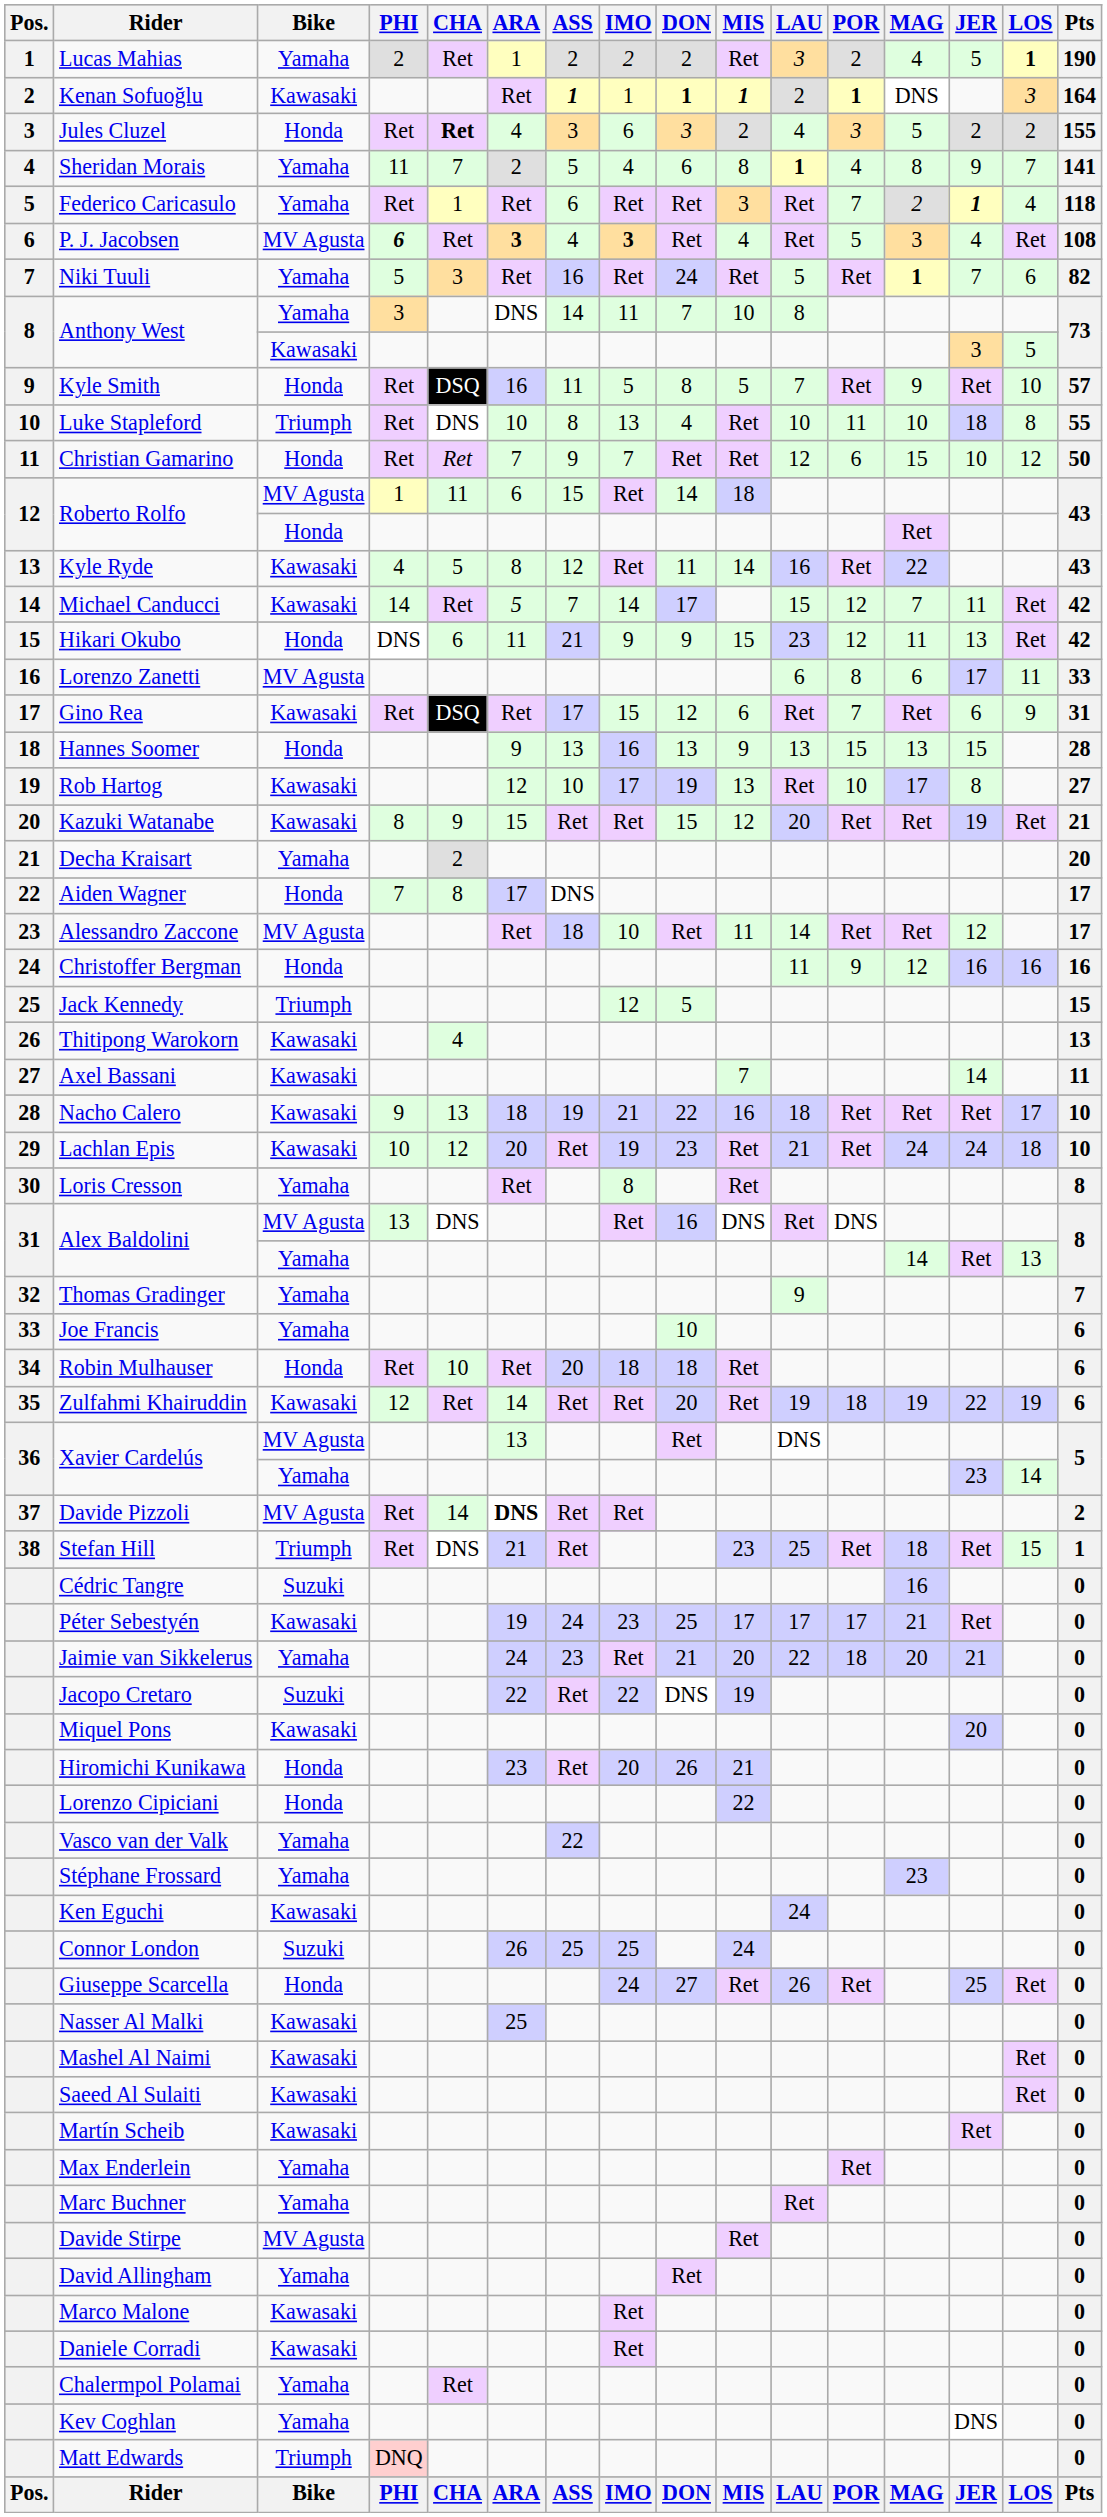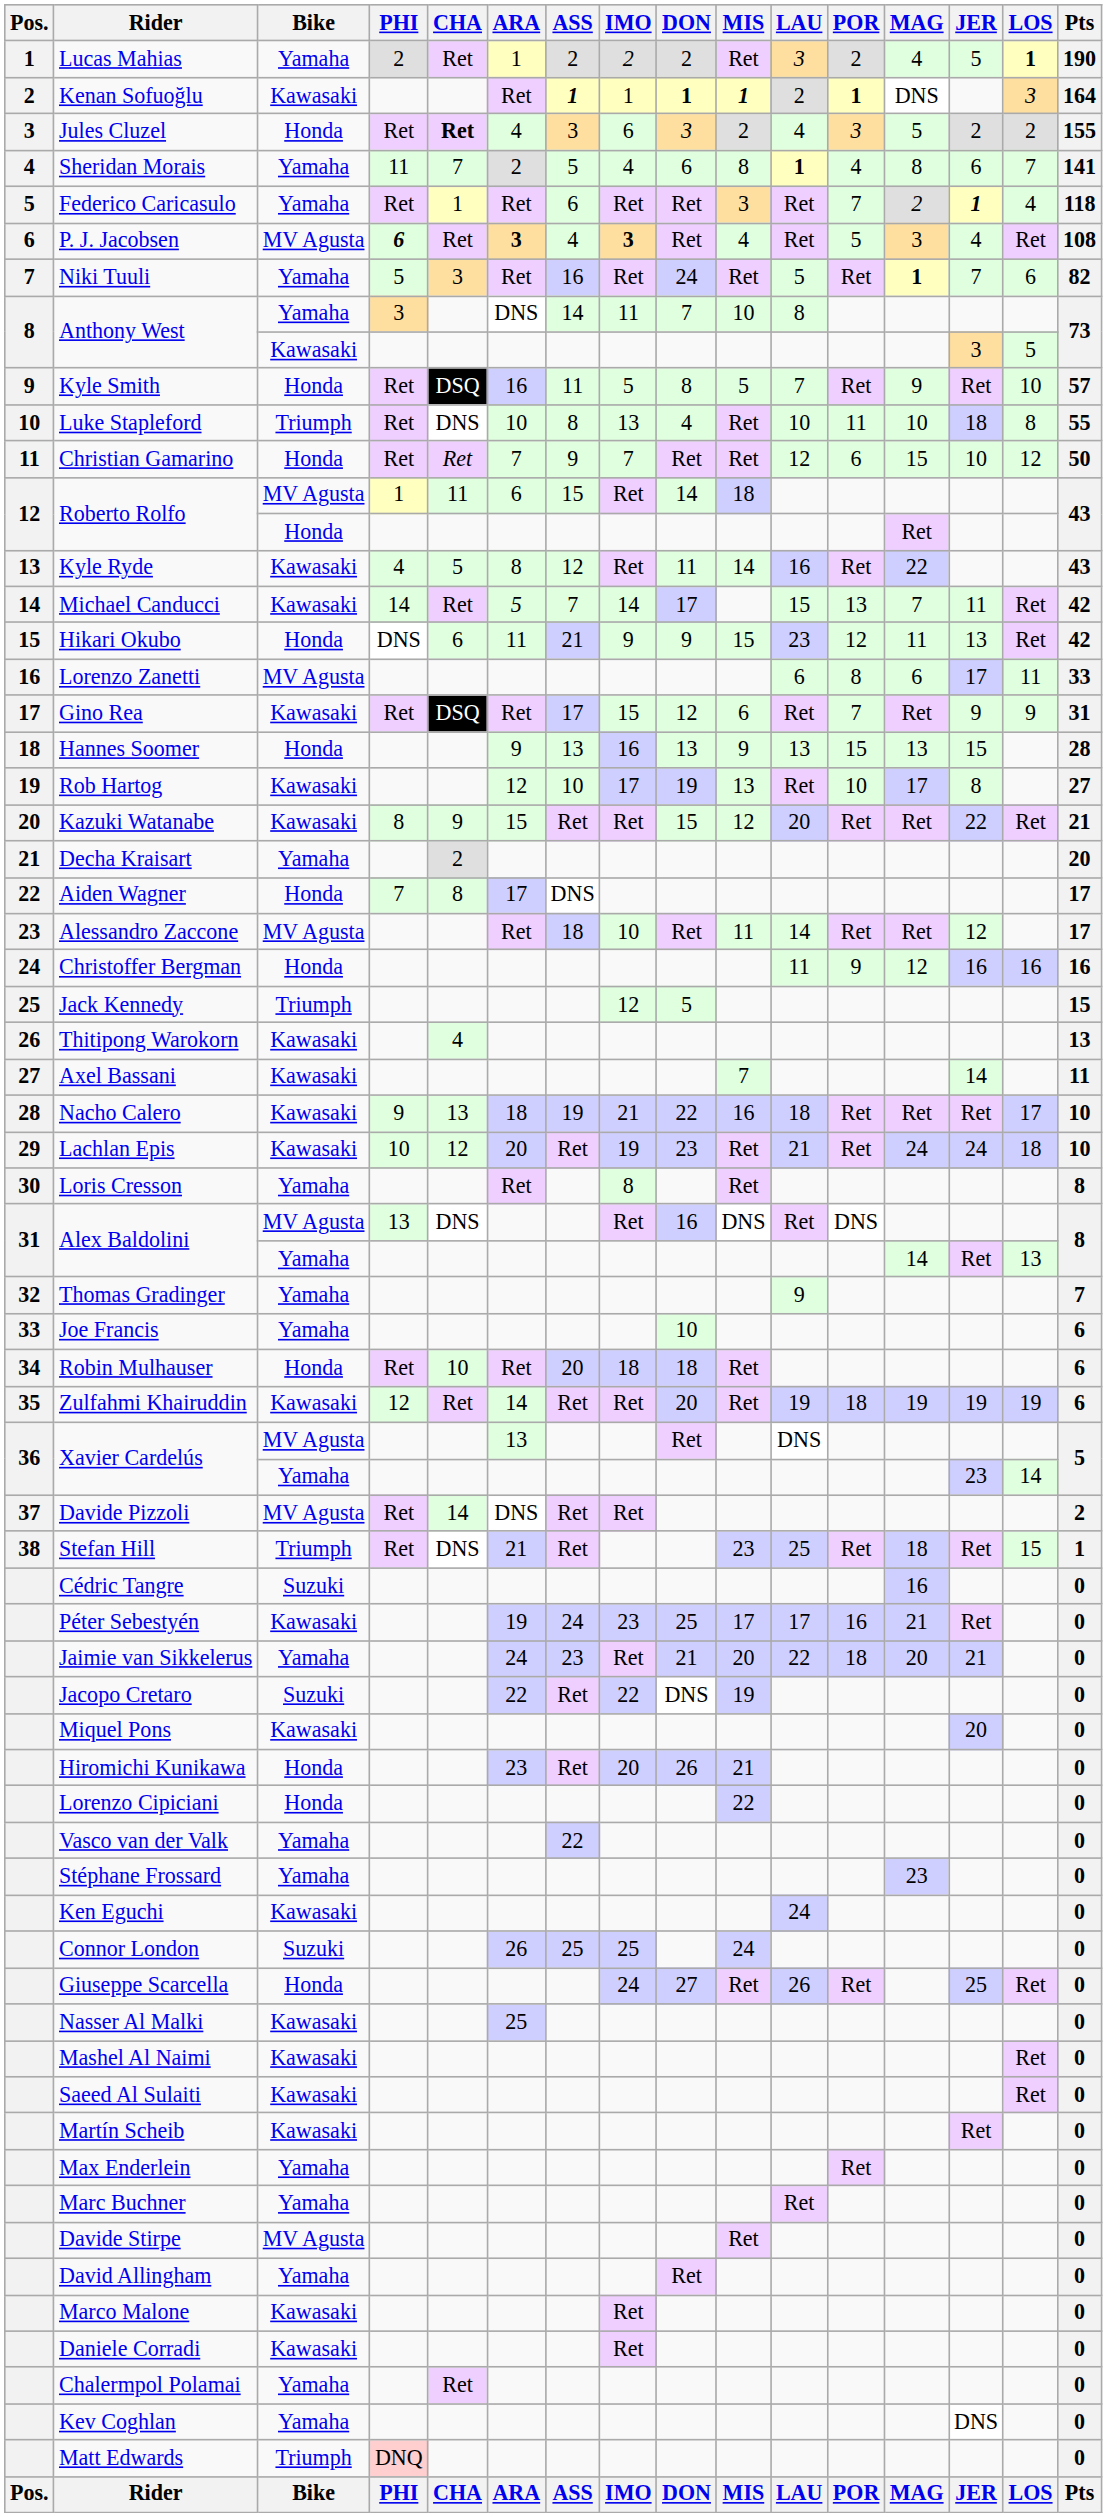(976, 167) 9 -> (976, 167) 6
(856, 603) 12 -> (856, 603) 13
(976, 712) 6 -> (976, 712) 9
(976, 821) 19 -> (976, 821) 22
(976, 1403) 22 -> (976, 1403) 19
(516, 1512) bold -> (516, 1512) normal
(856, 1621) 17 -> (856, 1621) 16
